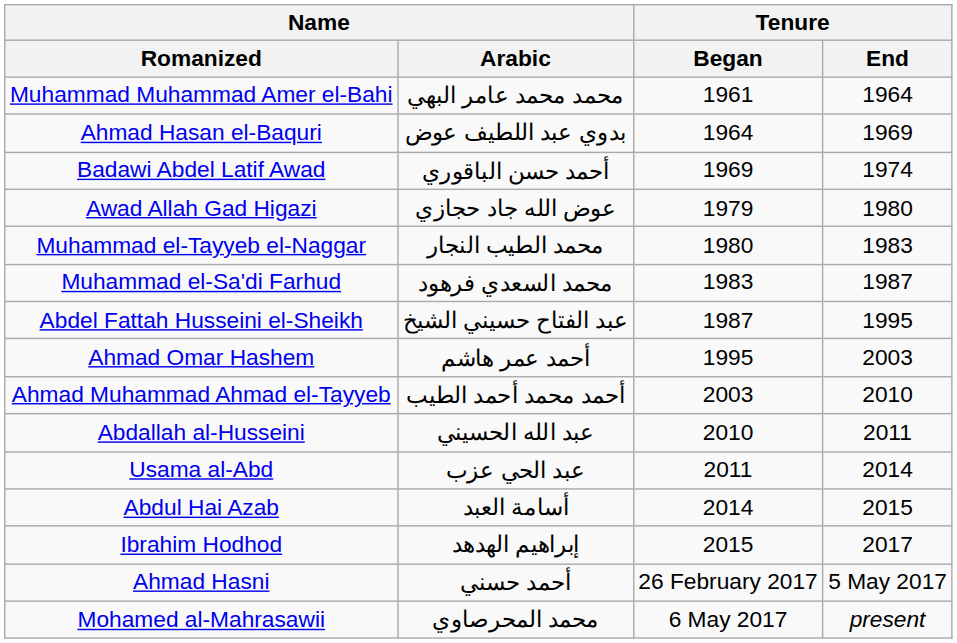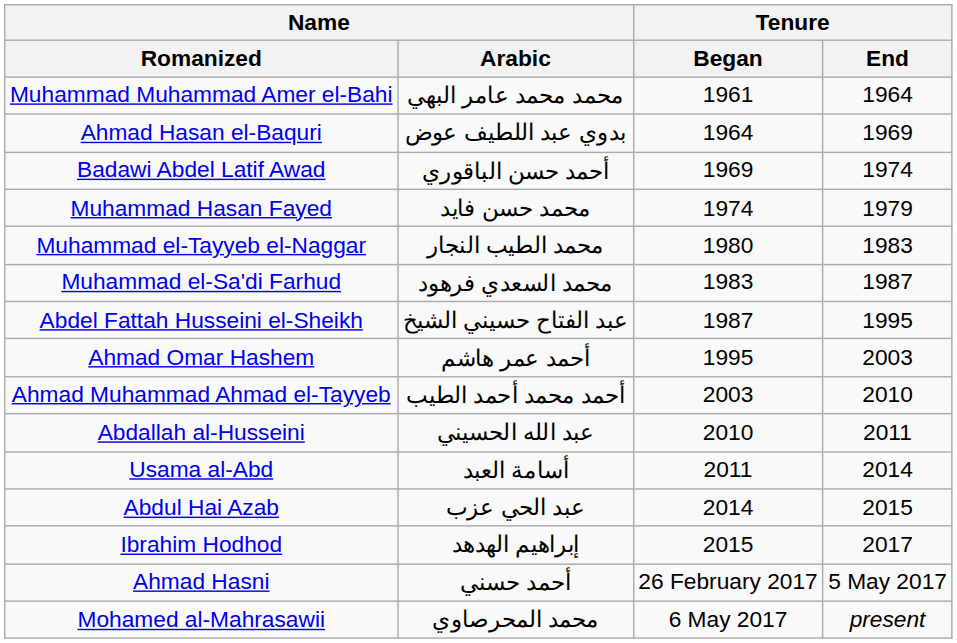+ row: (201, 207)
- row: (201, 207)
(515, 470) عبد الحي عزب -> (515, 470) أسامة العبد
(515, 507) أسامة العبد -> (515, 507) عبد الحي عزب
